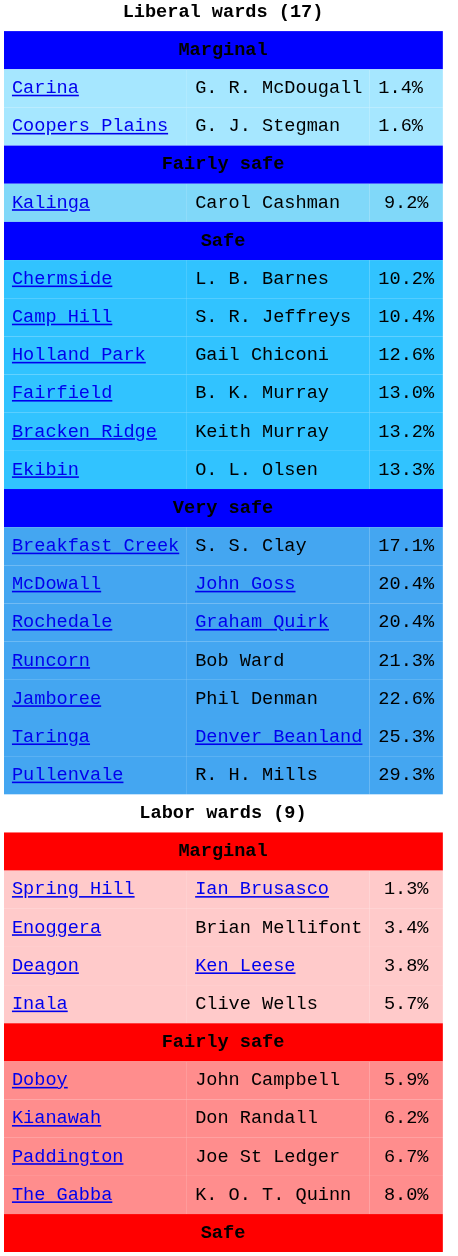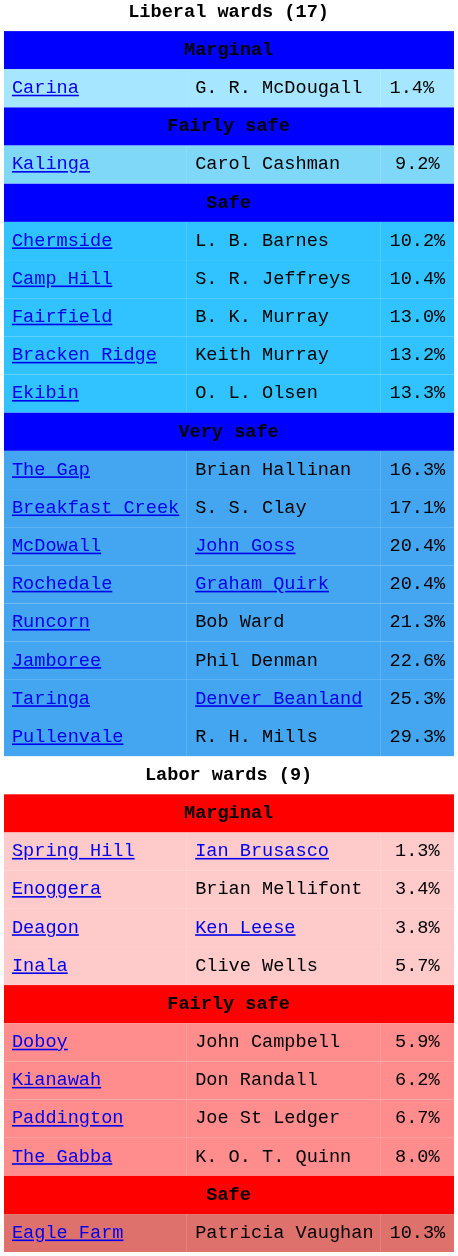- row: (90, 126)
- row: (79, 355)
+ row: (51, 469)
+ row: (68, 1233)
